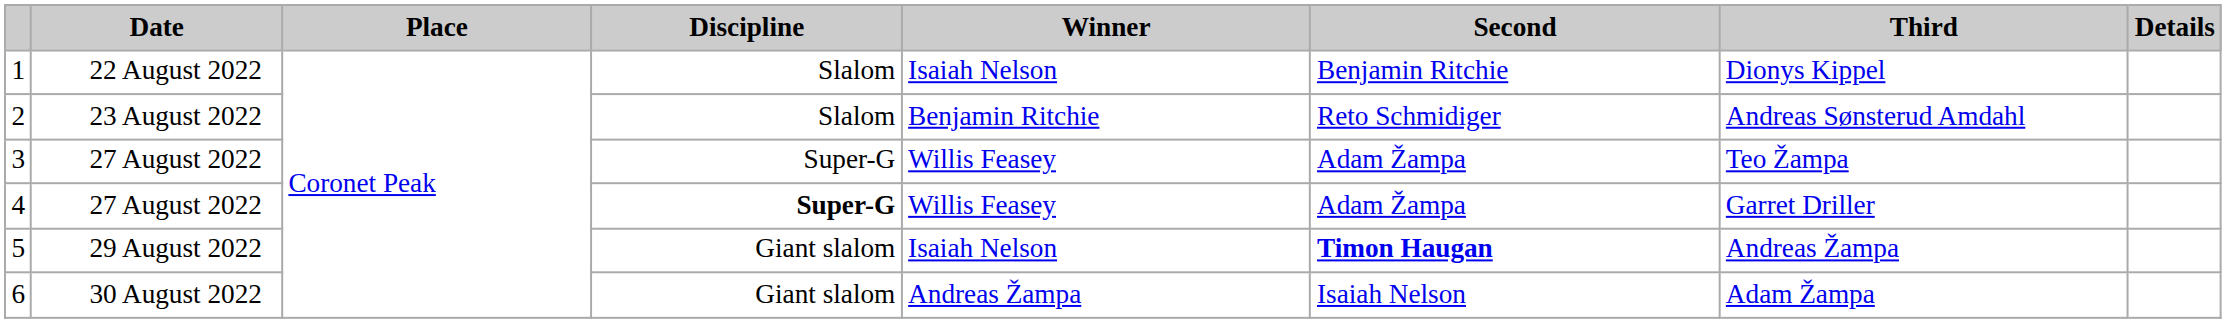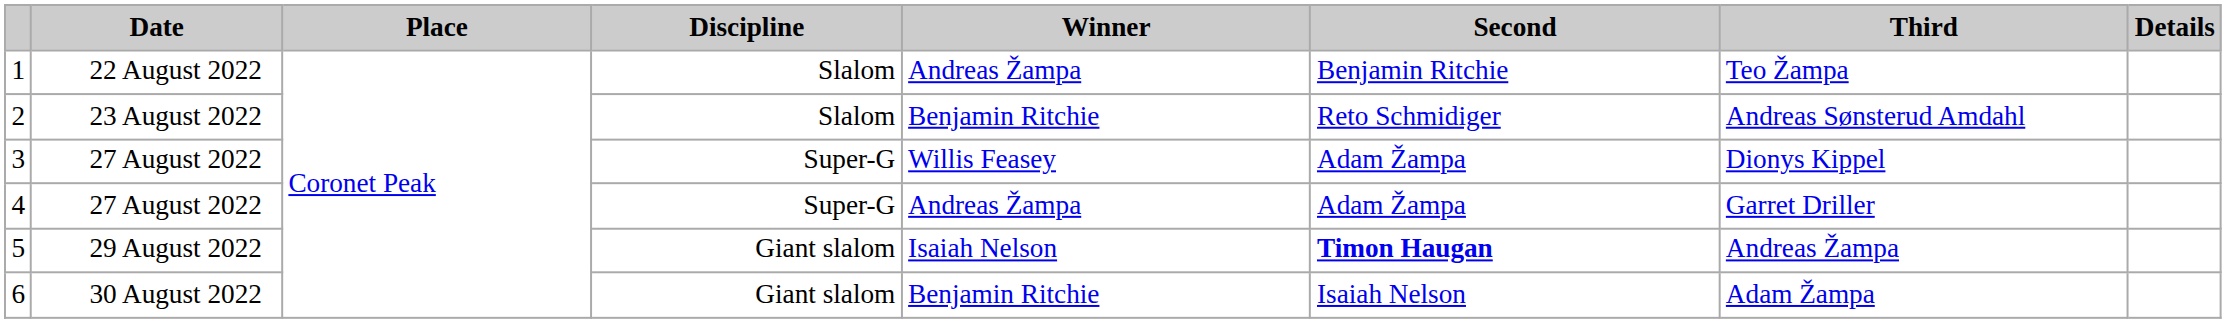(983, 71) Isaiah Nelson -> (995, 71) Andreas Žampa
(1806, 71) Dionys Kippel -> (1787, 71) Teo Žampa
(1787, 160) Teo Žampa -> (1806, 160) Dionys Kippel
(846, 204) bold -> (849, 204) normal
(982, 204) Willis Feasey -> (995, 204) Andreas Žampa
(995, 293) Andreas Žampa -> (1004, 293) Benjamin Ritchie
